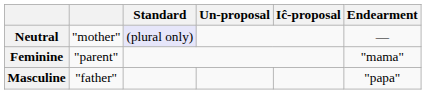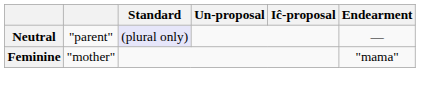(96, 36) "mother" -> (91, 36) "parent"
(96, 57) "parent" -> (91, 57) "mother"
- row: (37, 78)
